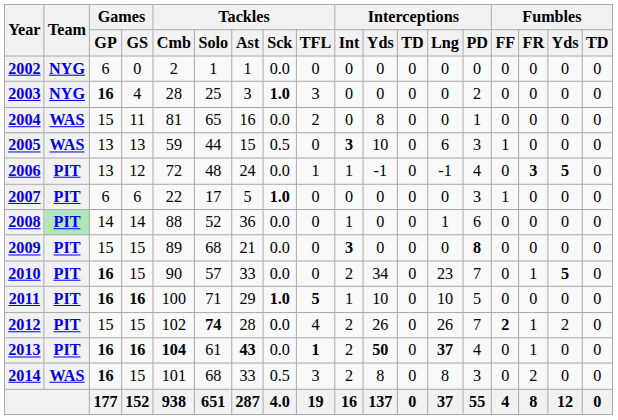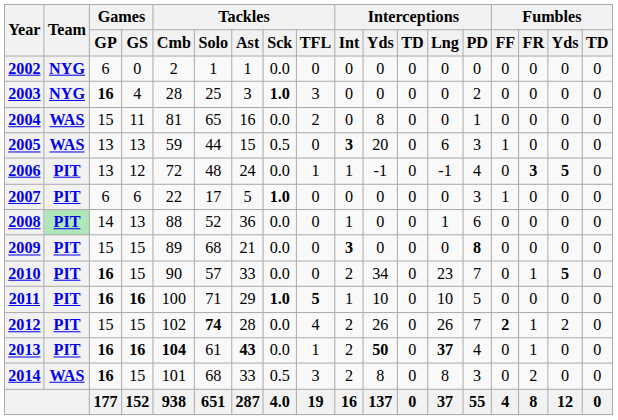(380, 145) 10 -> (380, 145) 20
(137, 222) 14 -> (137, 222) 13
(316, 350) bold -> (316, 350) normal
